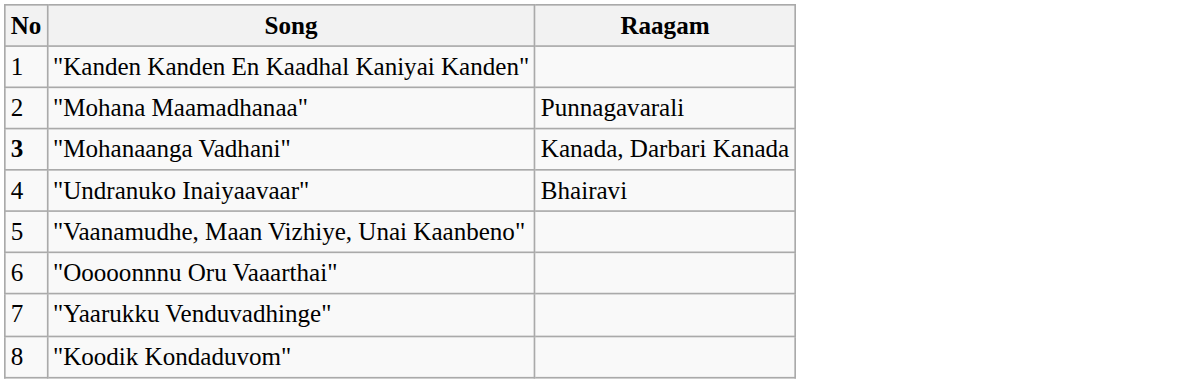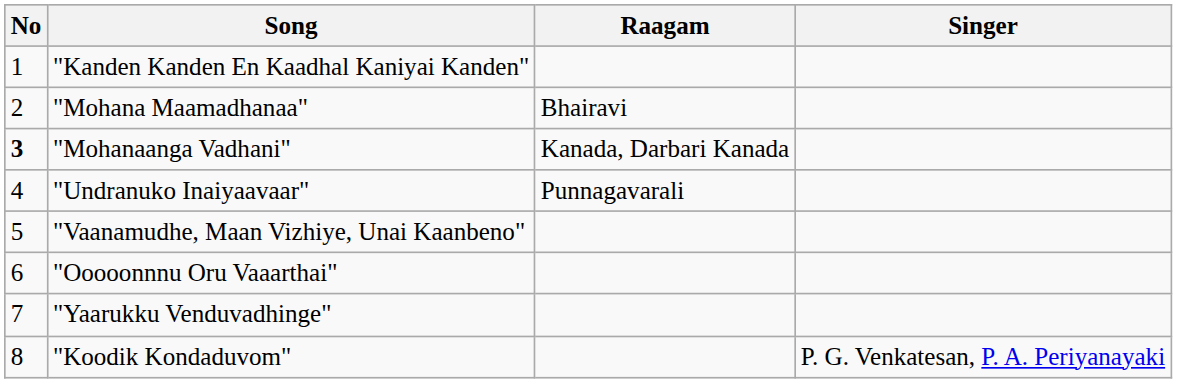+ column: (983, 25)
(613, 108) Punnagavarali -> (584, 108) Bhairavi
(584, 190) Bhairavi -> (613, 190) Punnagavarali
